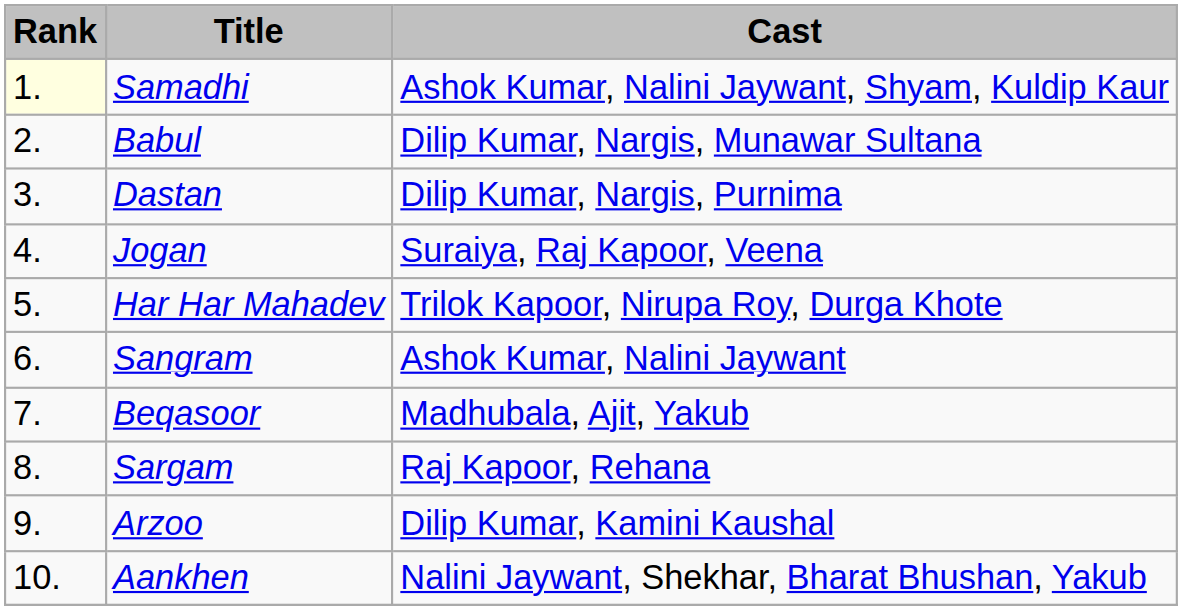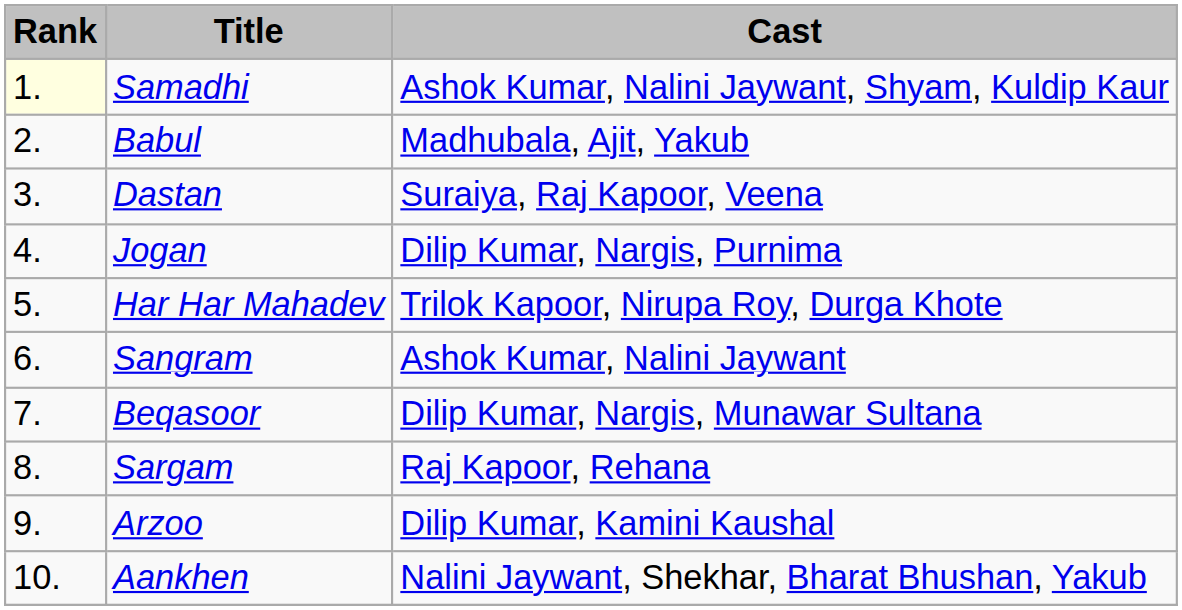(691, 140) Dilip Kumar, Nargis, Munawar Sultana -> (575, 140) Madhubala, Ajit, Yakub
(621, 195) Dilip Kumar, Nargis, Purnima -> (612, 195) Suraiya, Raj Kapoor, Veena
(612, 250) Suraiya, Raj Kapoor, Veena -> (621, 250) Dilip Kumar, Nargis, Purnima
(575, 413) Madhubala, Ajit, Yakub -> (691, 413) Dilip Kumar, Nargis, Munawar Sultana
